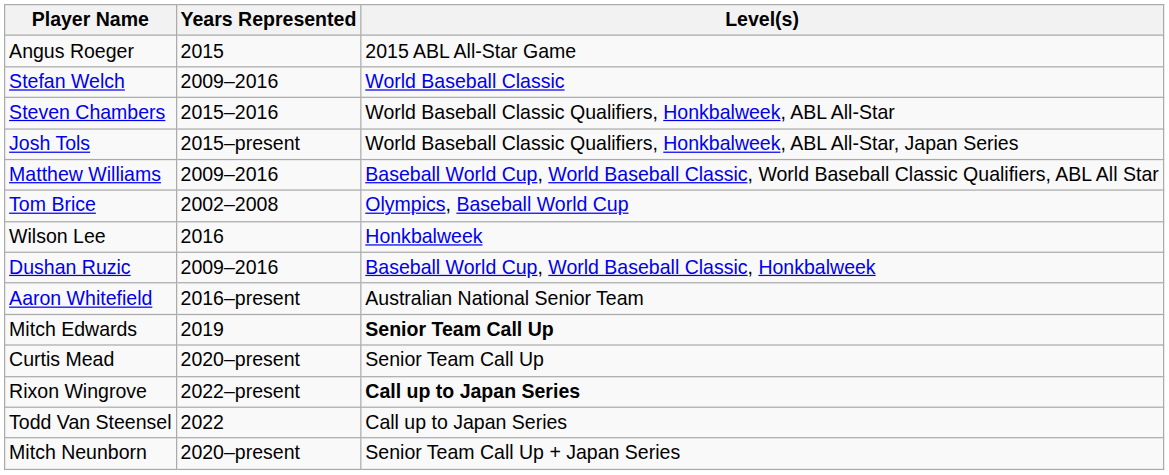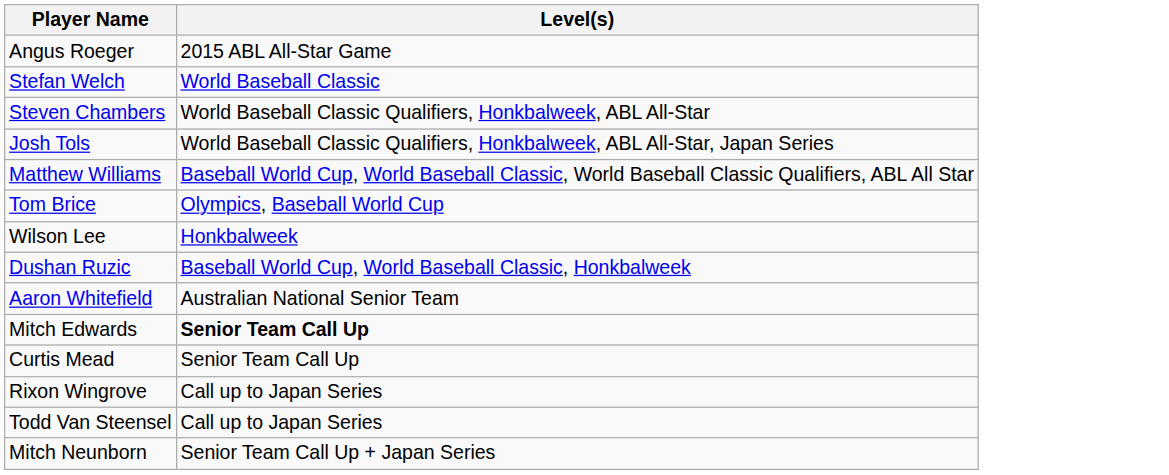- column: (268, 19)
(473, 391) bold -> (281, 391) normal
